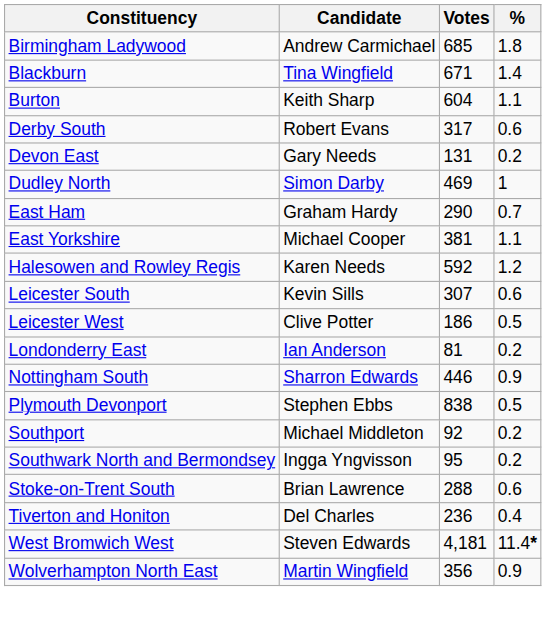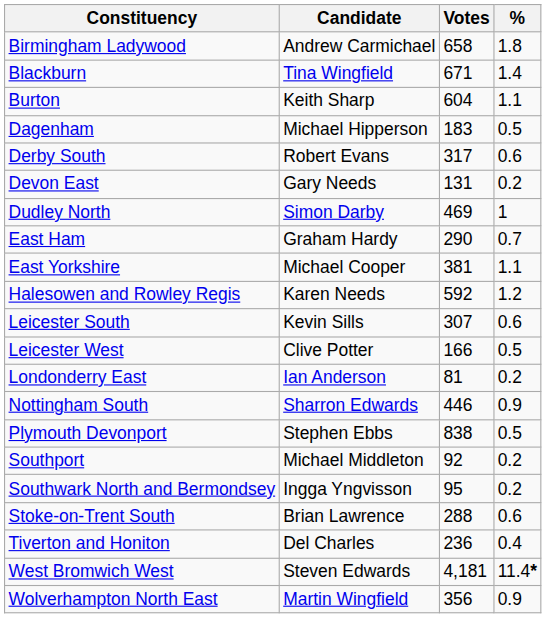(458, 45) 685 -> (458, 45) 658
+ row: (51, 128)
(458, 322) 186 -> (458, 350) 166
